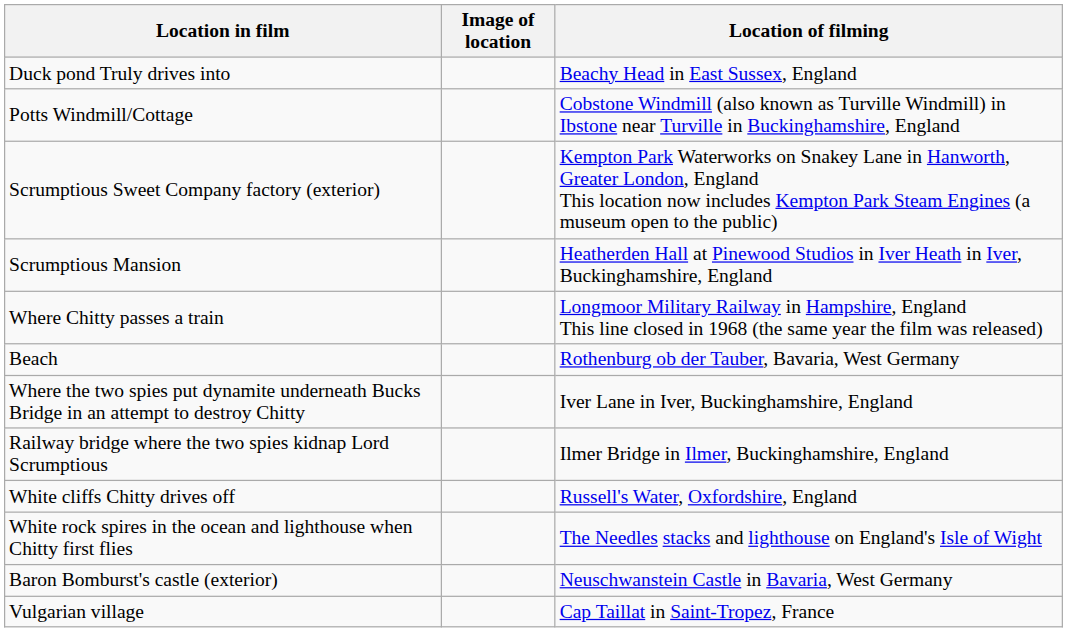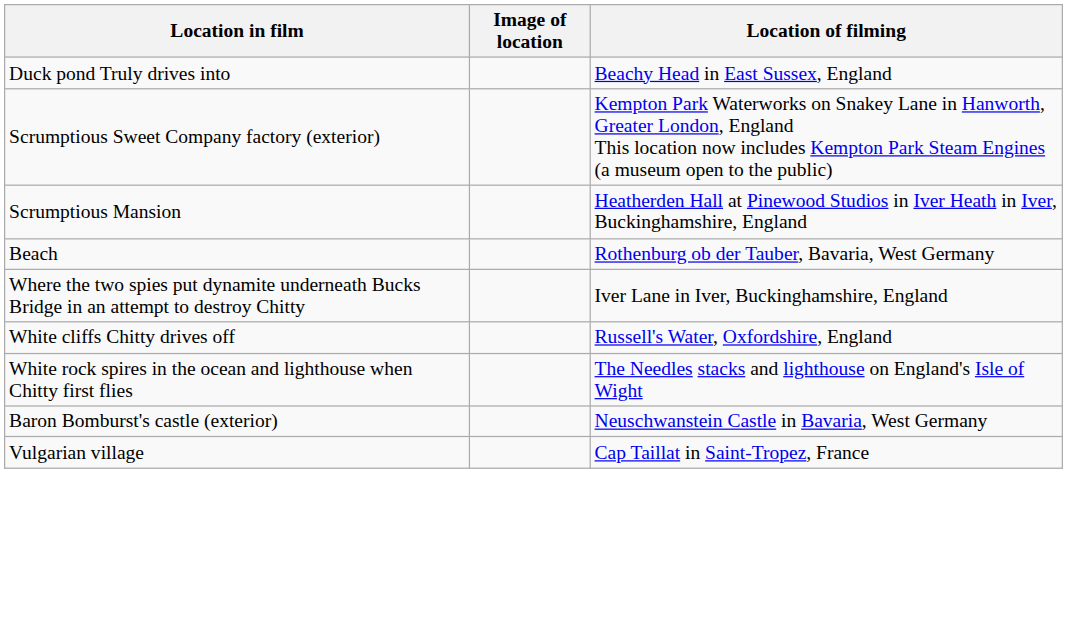- row: (101, 114)
- row: (116, 317)
- row: (199, 454)
